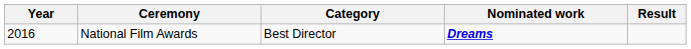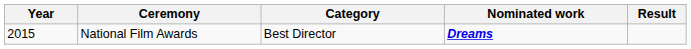(21, 34) 2016 -> (21, 34) 2015
